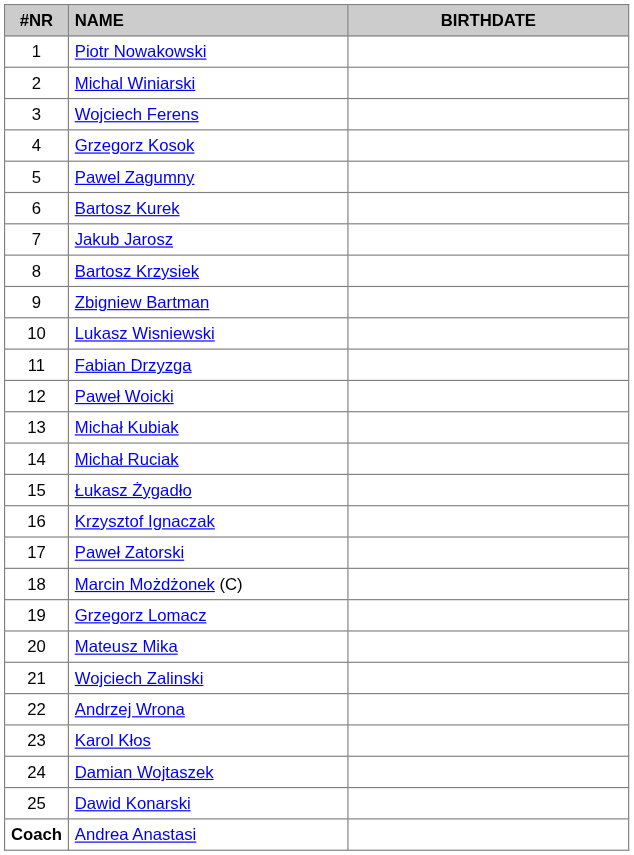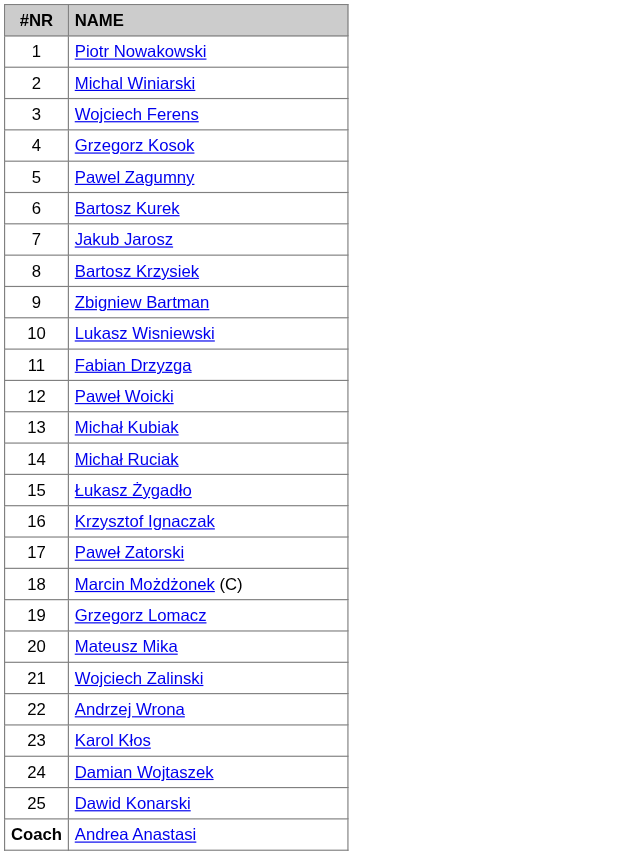- column: (488, 20)
